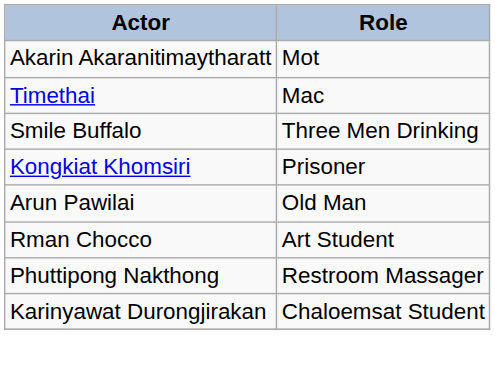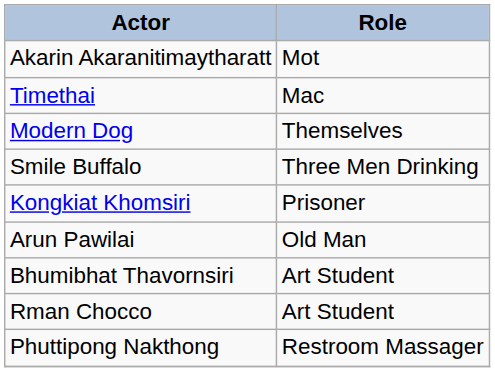+ row: (72, 130)
+ row: (122, 274)
- row: (138, 311)
